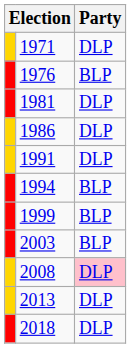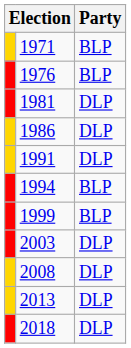(96, 46) DLP -> (95, 46) BLP
(95, 243) BLP -> (96, 243) DLP
(96, 272) pink background -> (96, 272) no background
